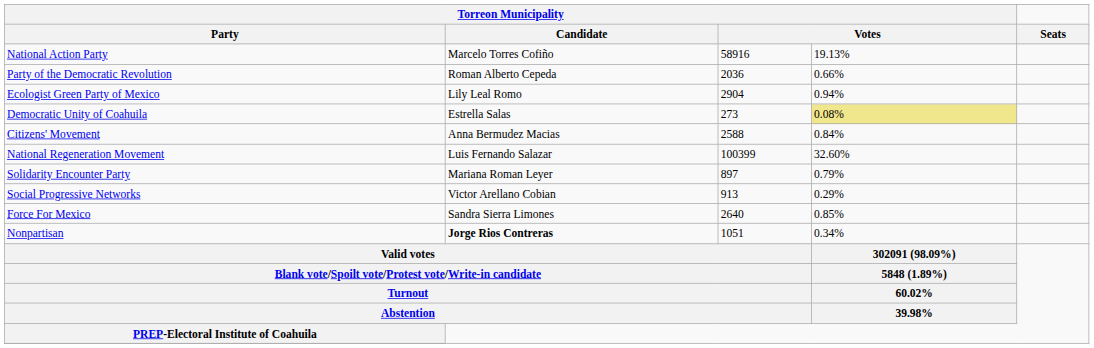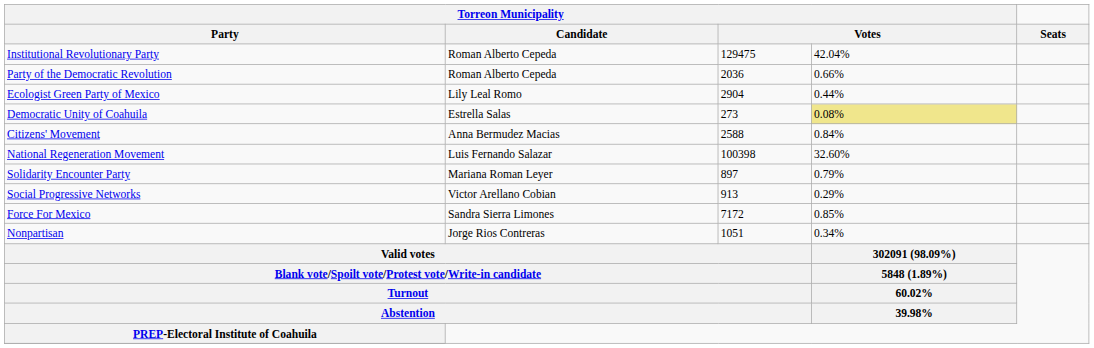- row: (57, 54)
+ row: (83, 54)
(829, 94) 0.94% -> (829, 94) 0.44%
(738, 154) 100399 -> (738, 154) 100398
(732, 214) 2640 -> (732, 214) 7172
(501, 234) bold -> (496, 234) normal
